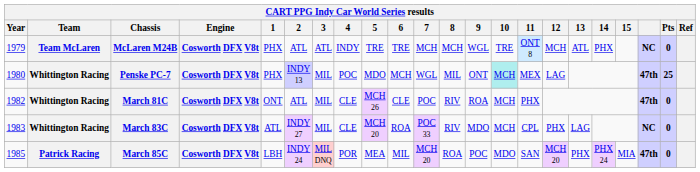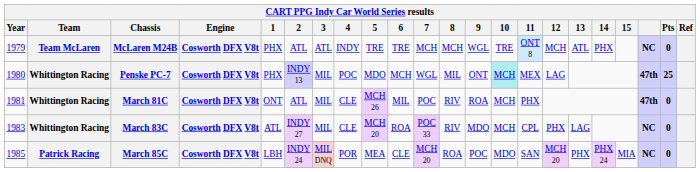(16, 101) 1982 -> (16, 101) 1981
(401, 101) CLE -> (401, 101) MIL
(401, 154) MIL -> (401, 154) CLE
(649, 154) 47th -> (649, 154) NC
